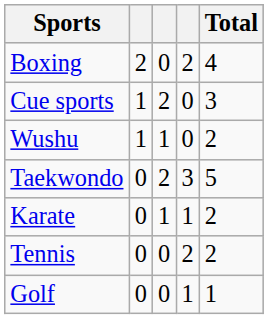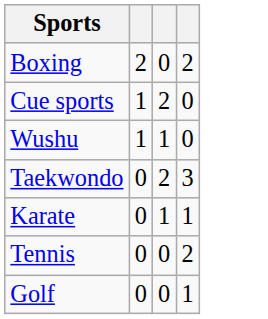- column: (231, 23)
